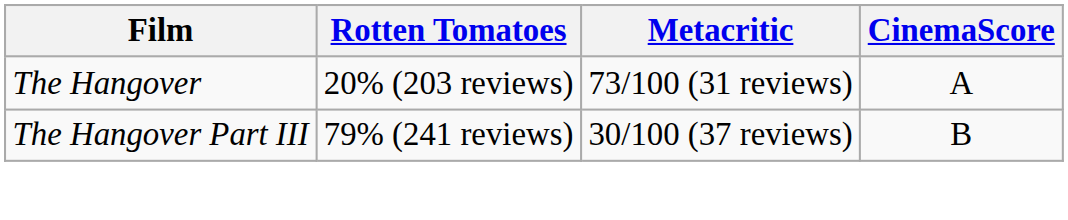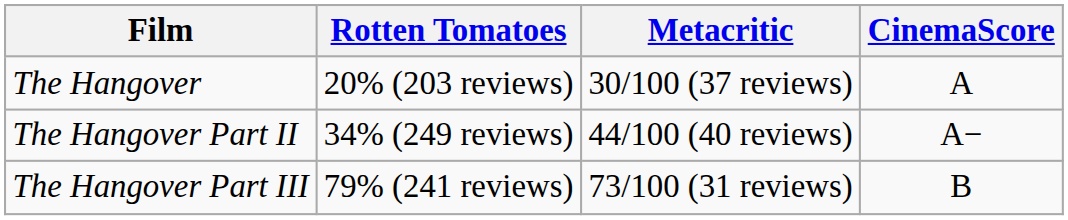(721, 82) 73/100 (31 reviews) -> (721, 82) 30/100 (37 reviews)
+ row: (155, 134)
(721, 134) 30/100 (37 reviews) -> (721, 186) 73/100 (31 reviews)
